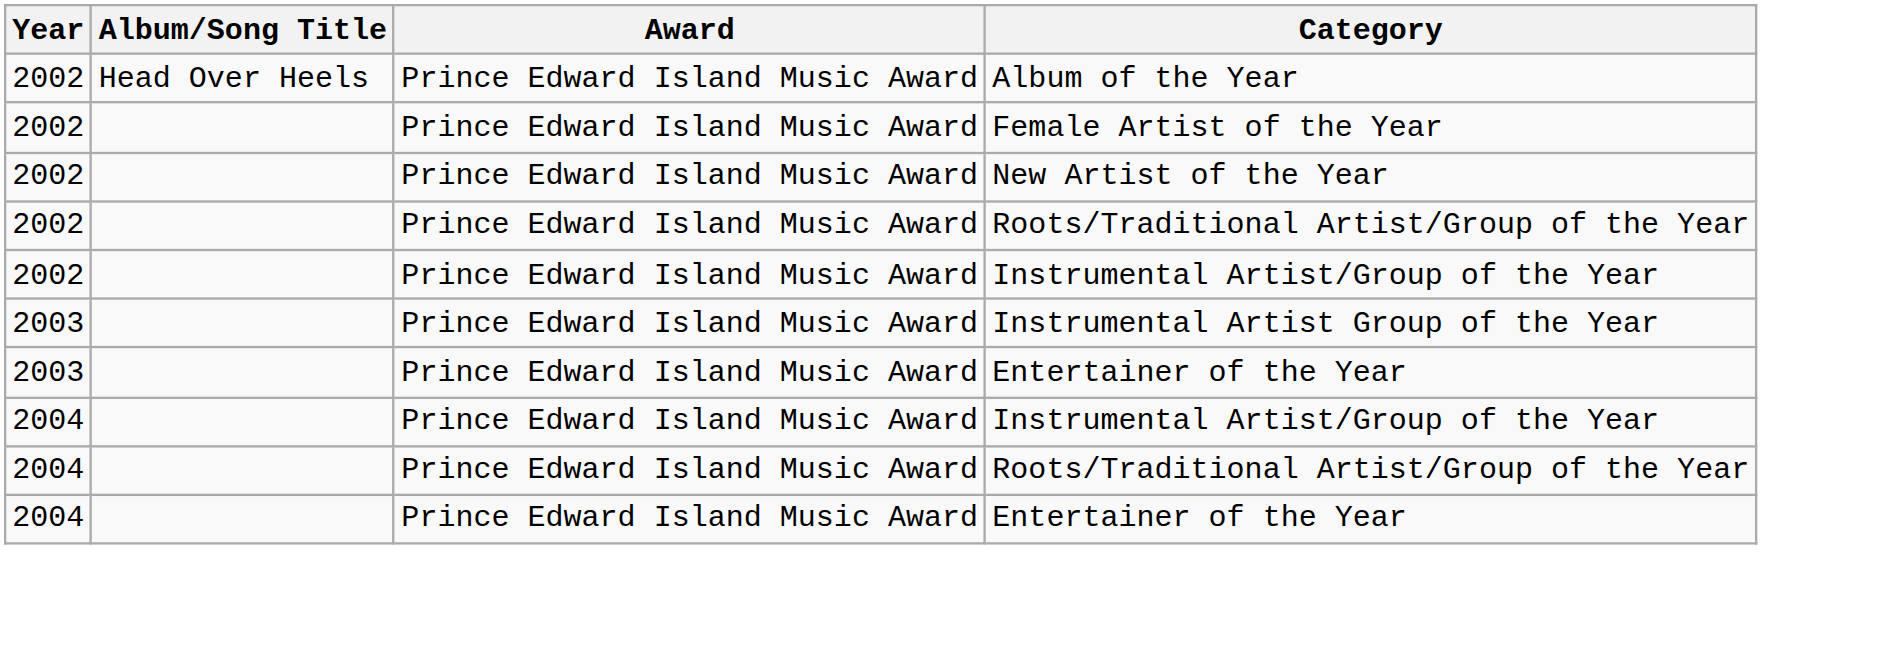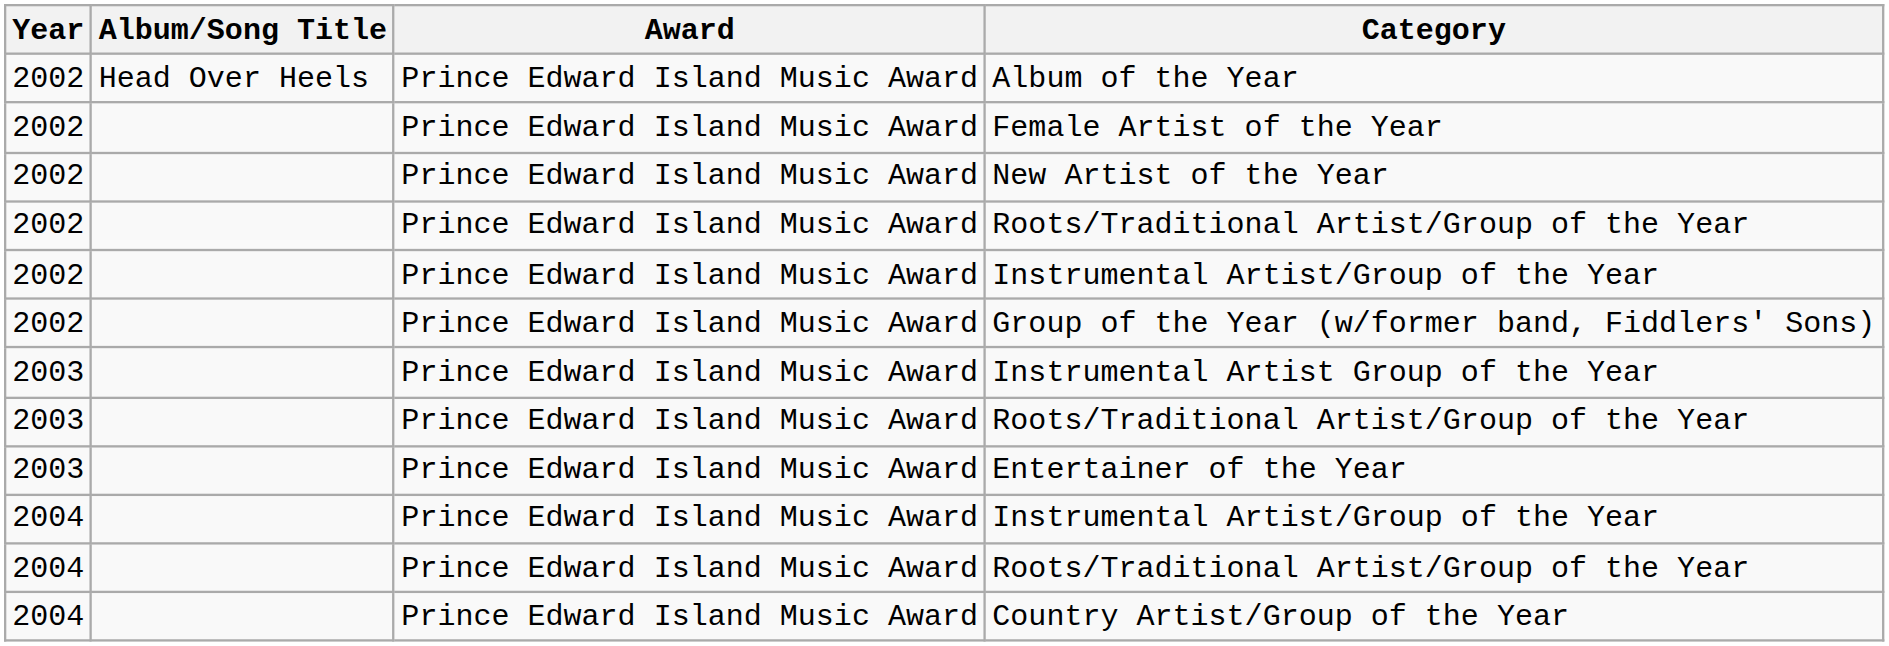+ row: (48, 323)
+ row: (48, 421)
+ row: (48, 617)
- row: (48, 519)
